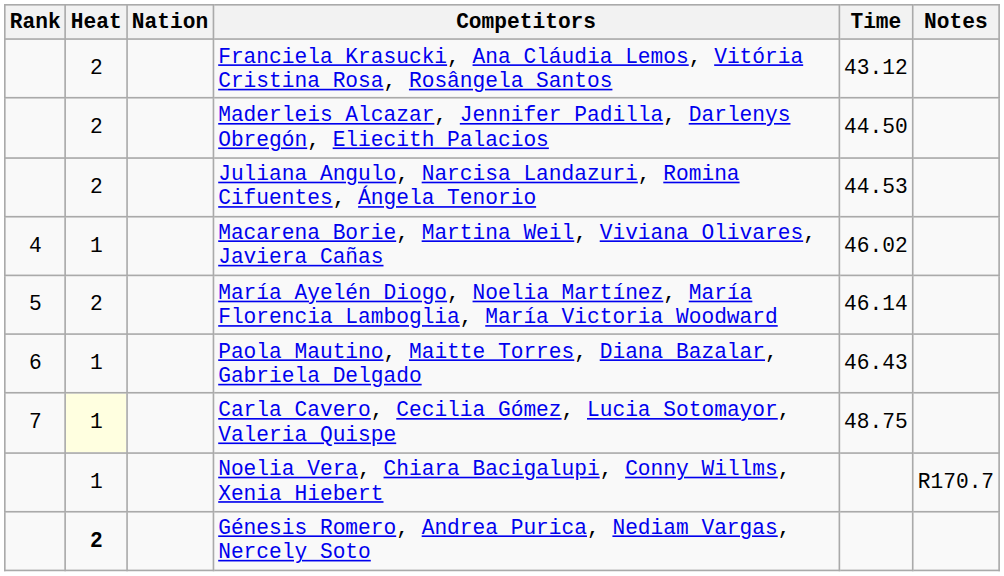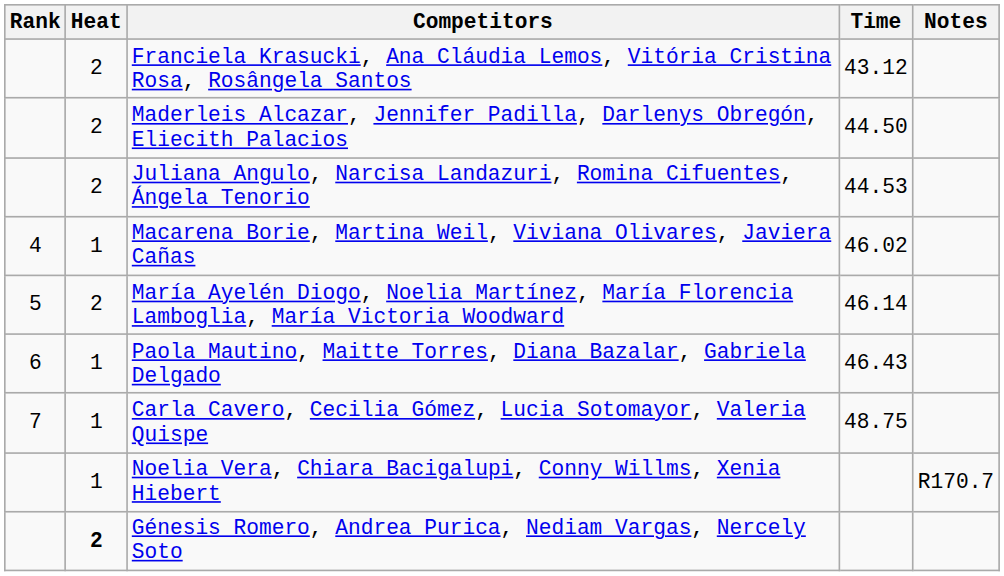- column: (170, 22)
(96, 423) lightyellow background -> (96, 423) no background
